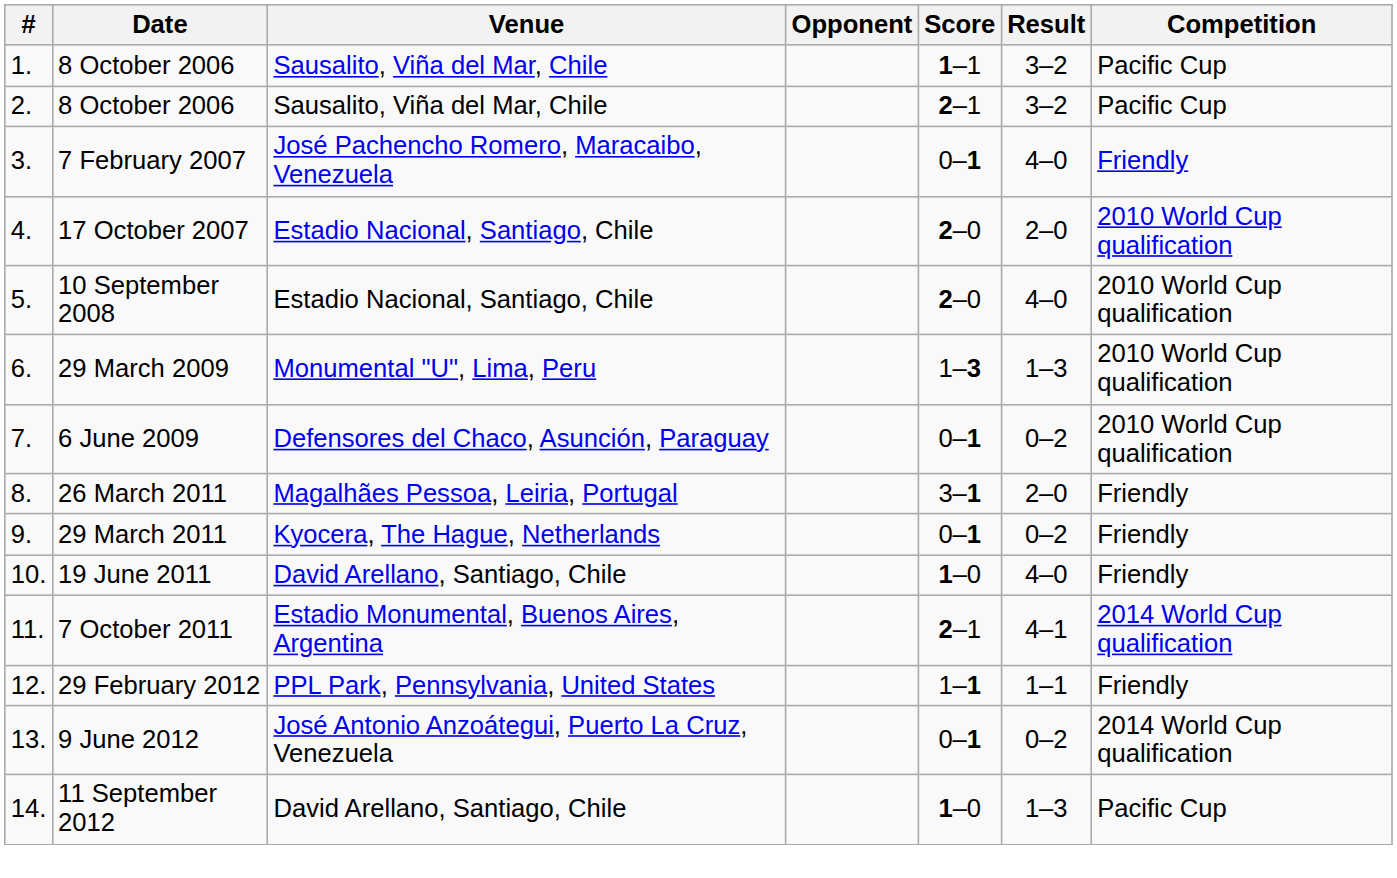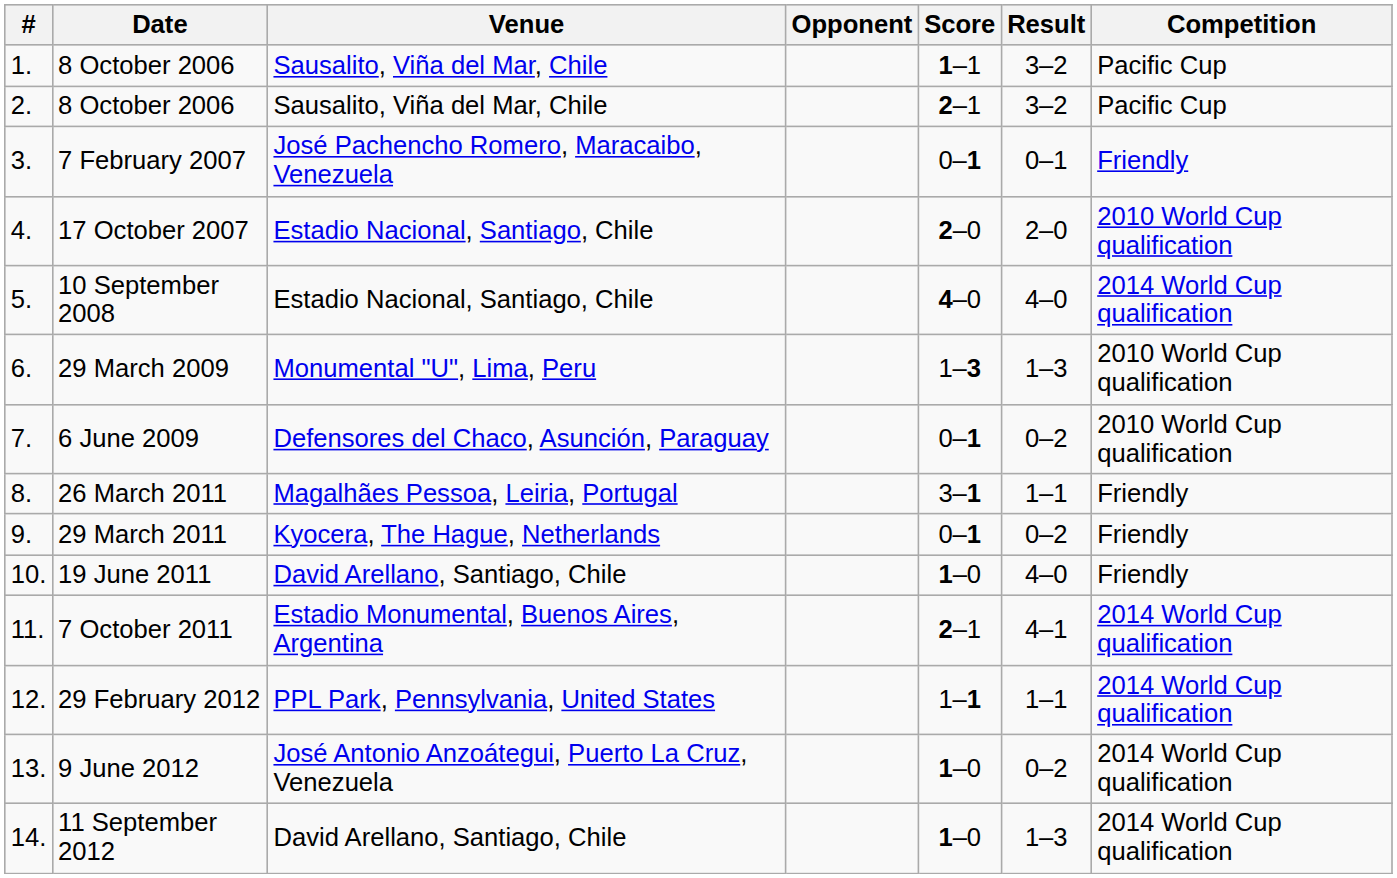(1046, 161) 4–0 -> (1046, 161) 0–1
(960, 299) 2–0 -> (960, 299) 4–0
(1189, 299) 2010 World Cup qualification -> (1189, 299) 2014 World Cup qualification
(1046, 493) 2–0 -> (1046, 493) 1–1
(1143, 684) Friendly -> (1189, 699) 2014 World Cup qualification
(960, 739) 0–1 -> (960, 768) 1–0
(1162, 809) Pacific Cup -> (1189, 838) 2014 World Cup qualification
